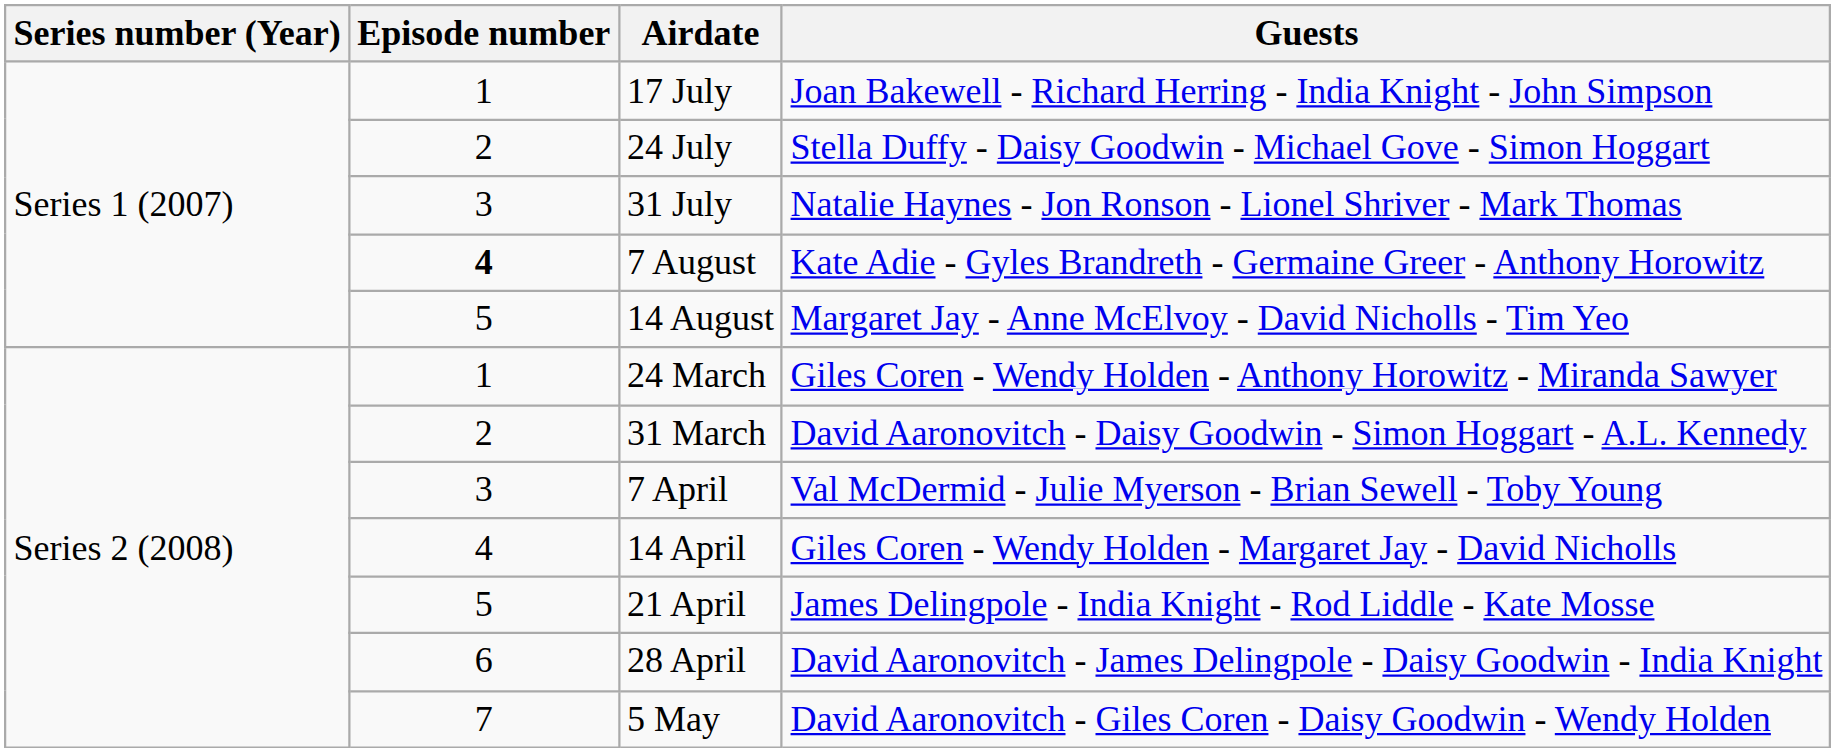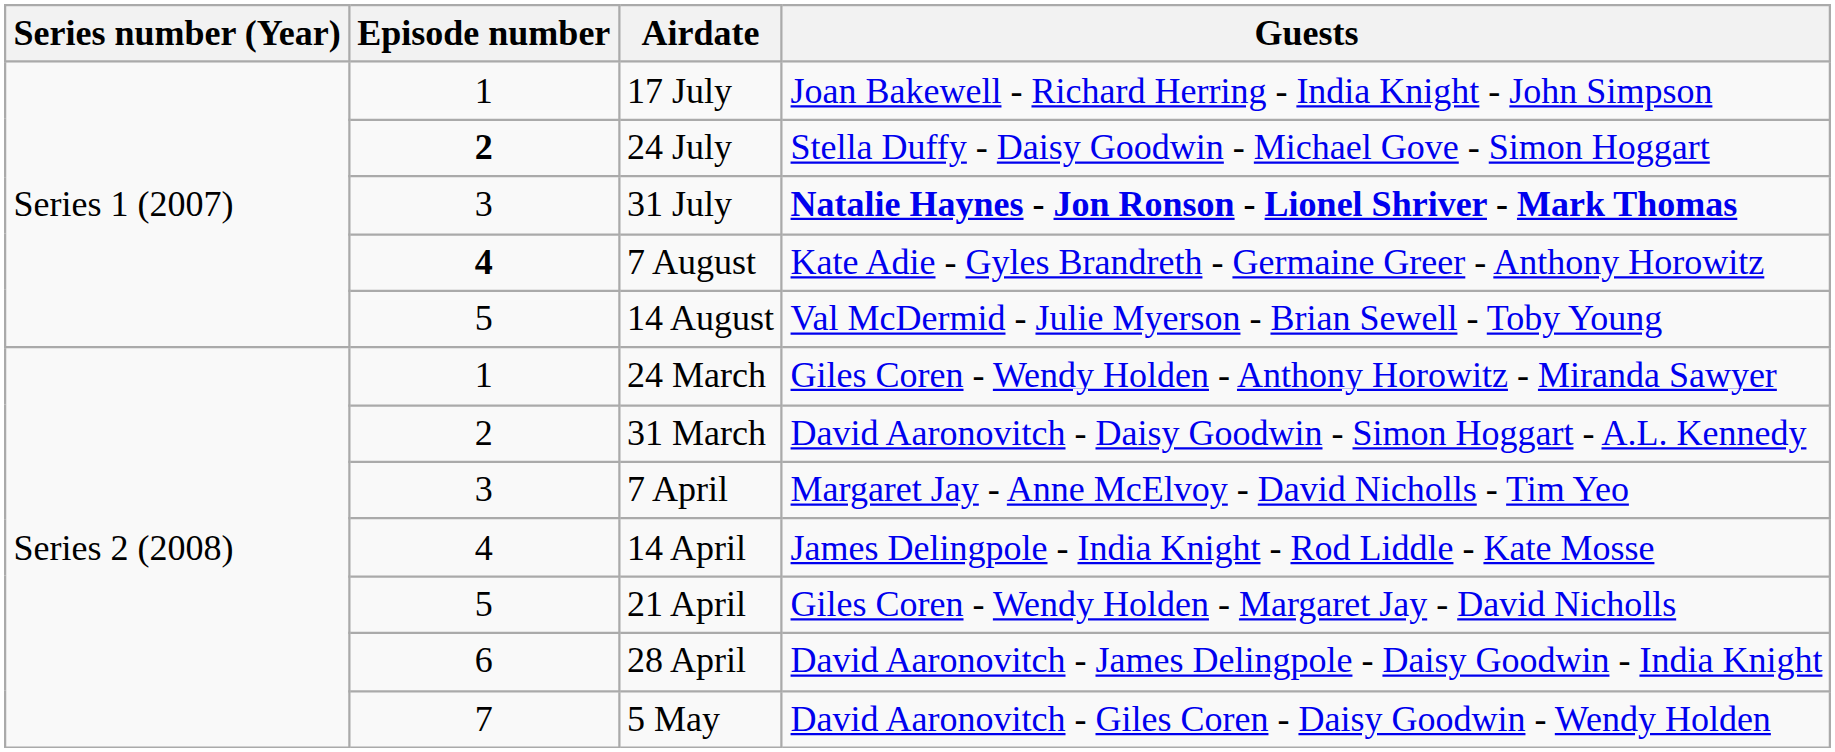(484, 147) normal -> (484, 147) bold
(1236, 204) normal -> (1264, 204) bold
(1210, 318) Margaret Jay - Anne McElvoy - David Nicholls - Tim Yeo -> (1226, 318) Val McDermid - Julie Myerson - Brian Sewell - Toby Young
(1226, 489) Val McDermid - Julie Myerson - Brian Sewell - Toby Young -> (1210, 489) Margaret Jay - Anne McElvoy - David Nicholls - Tim Yeo
(1233, 546) Giles Coren - Wendy Holden - Margaret Jay - David Nicholls -> (1222, 546) James Delingpole - India Knight - Rod Liddle - Kate Mosse
(1222, 603) James Delingpole - India Knight - Rod Liddle - Kate Mosse -> (1233, 603) Giles Coren - Wendy Holden - Margaret Jay - David Nicholls
